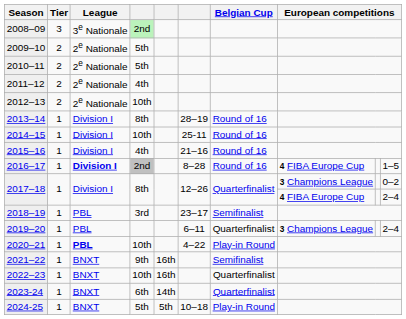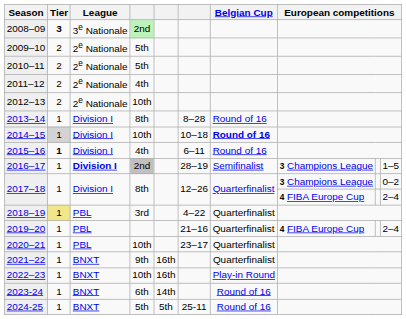(59, 29) normal -> (59, 29) bold
(194, 119) 28–19 -> (194, 119) 8–28
(59, 134) no background -> (59, 134) lightgrey background
(194, 134) 25-11 -> (194, 134) 10–18
(240, 134) normal -> (241, 134) bold
(59, 150) normal -> (59, 150) bold
(194, 150) 21–16 -> (194, 150) 6–11
(194, 166) 8–28 -> (194, 166) 28–19
(240, 166) Round of 16 -> (238, 166) Semifinalist
(322, 166) 4 FIBA Europe Cup -> (326, 166) 3 Champions League
(59, 212) no background -> (59, 212) khaki background
(194, 212) 23–17 -> (194, 212) 4–22
(238, 212) Semifinalist -> (244, 212) Quarterfinalist
(194, 228) 6–11 -> (194, 228) 21–16
(326, 228) 3 Champions League -> (322, 228) 4 FIBA Europe Cup
(83, 244) bold -> (82, 244) normal
(194, 244) 4–22 -> (194, 244) 23–17
(244, 244) Play-in Round -> (244, 244) Quarterfinalist
(238, 259) Semifinalist -> (244, 259) Quarterfinalist
(244, 275) Quarterfinalist -> (244, 275) Play-in Round
(244, 291) Quarterfinalist -> (244, 291) Round of 16
(194, 306) 10–18 -> (194, 306) 25-11
(244, 306) Play-in Round -> (244, 306) Round of 16
